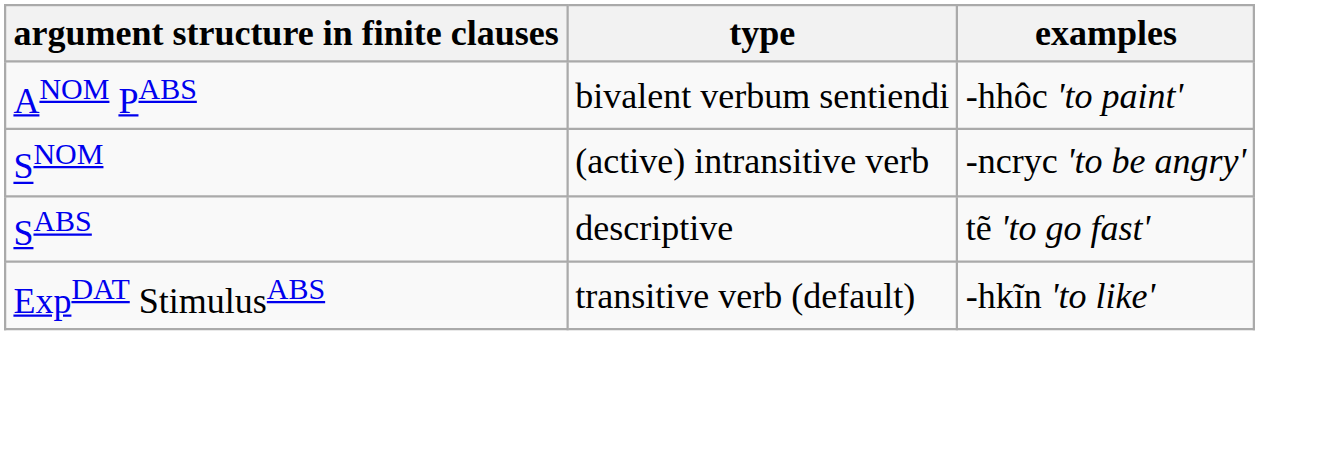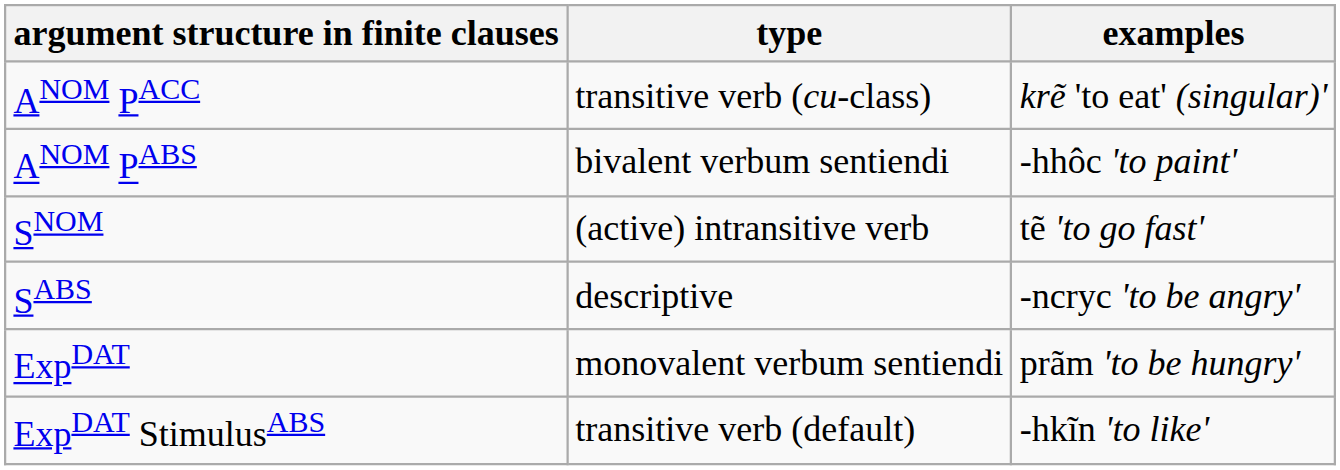+ row: (107, 95)
(1106, 161) -ncryc 'to be angry' -> (1112, 228) tẽ 'to go fast'
(1058, 228) tẽ 'to go fast' -> (1160, 295) -ncryc 'to be angry'
+ row: (72, 362)
